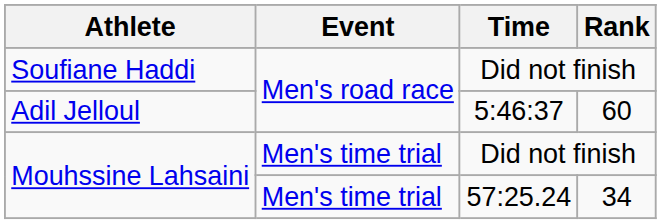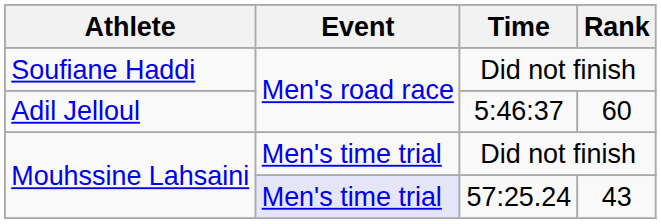(352, 197) no background -> (352, 197) lavender background
(617, 197) 34 -> (617, 197) 43
